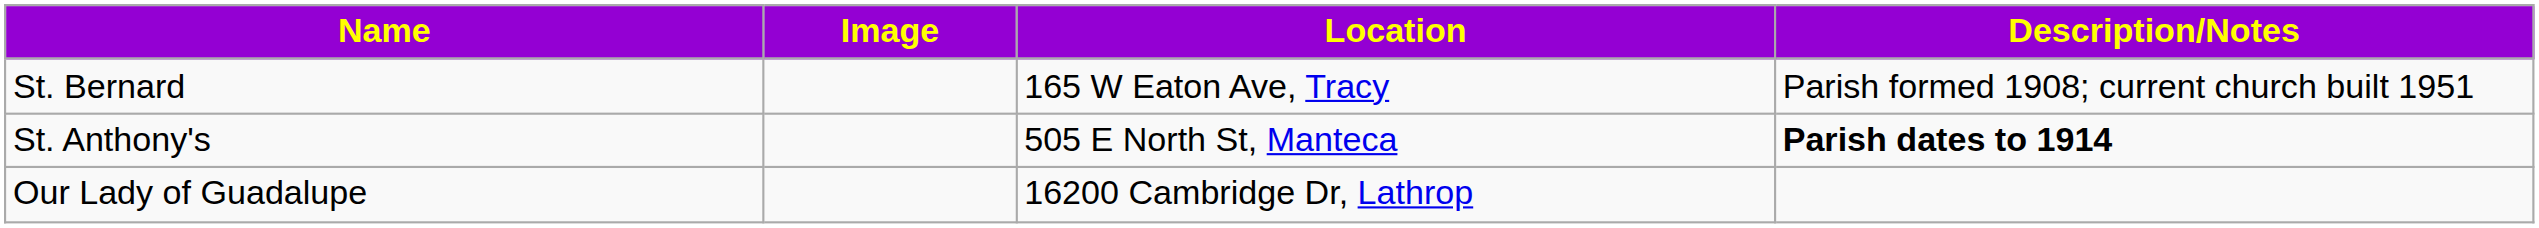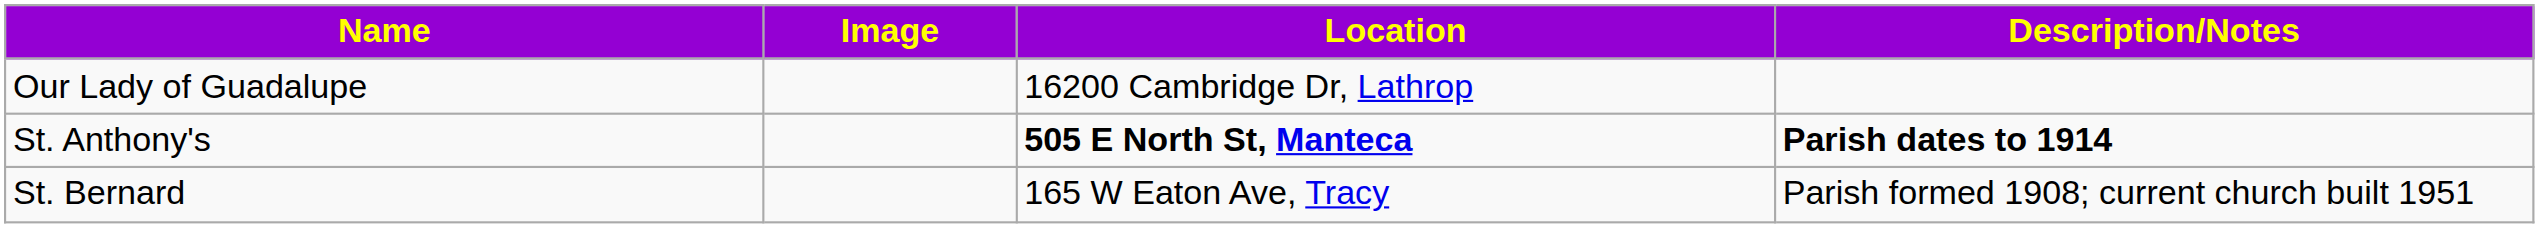rows swapped: (190, 193) <-> (99, 85)
(1211, 139) normal -> (1218, 139) bold
